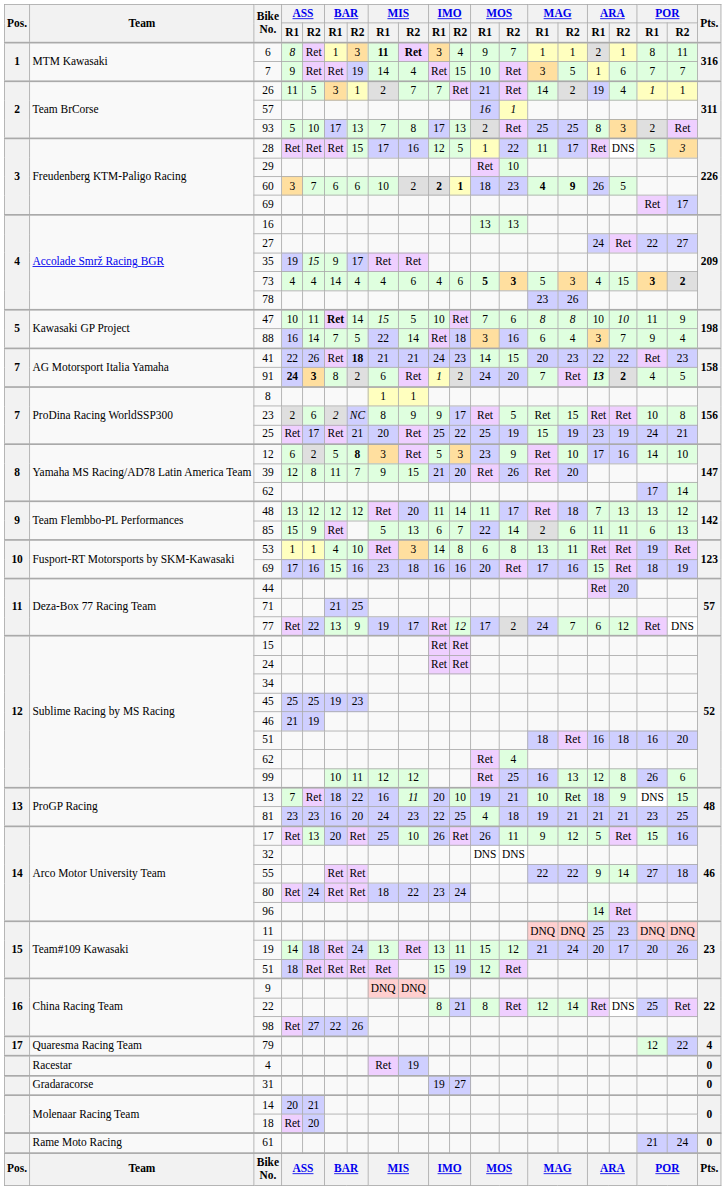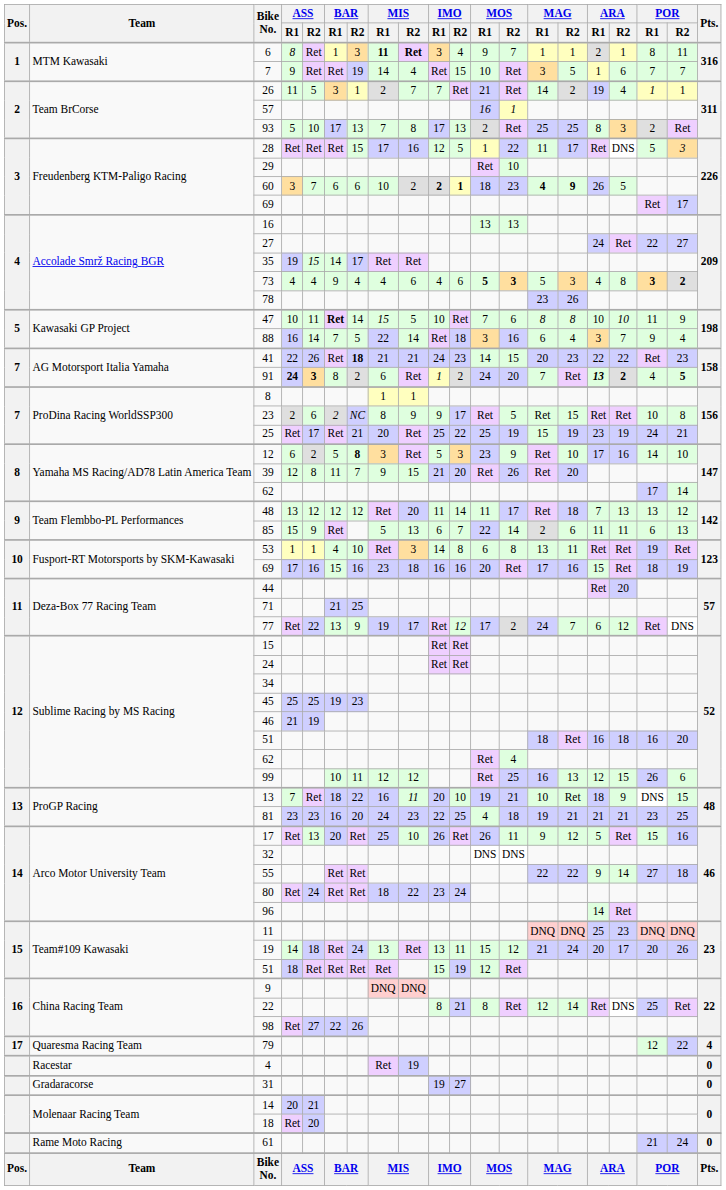(336, 261) 9 -> (336, 261) 14
(336, 280) 14 -> (336, 280) 9
(623, 280) 15 -> (623, 280) 8
(682, 376) normal -> (682, 376) bold
(623, 777) 8 -> (623, 777) 15
